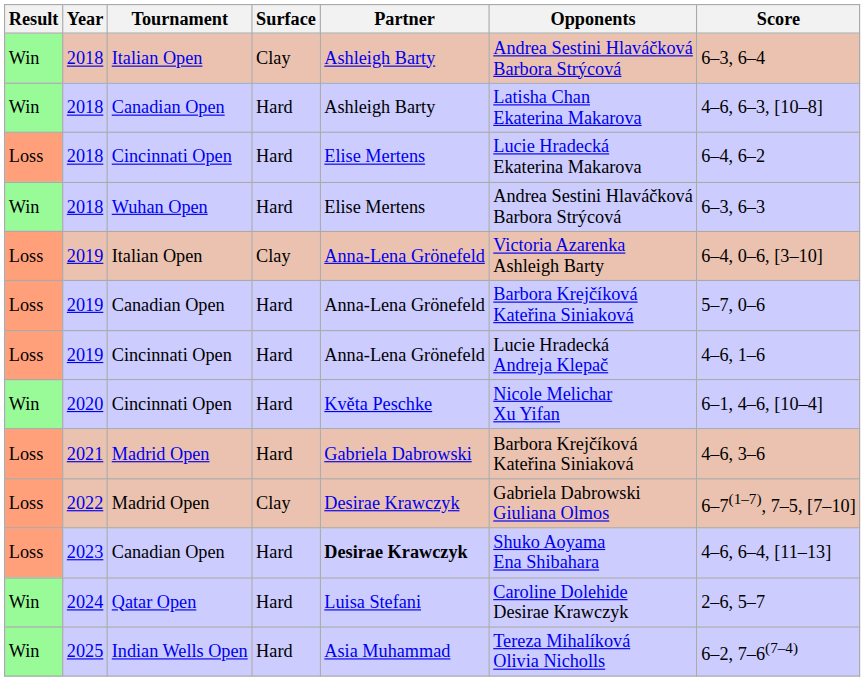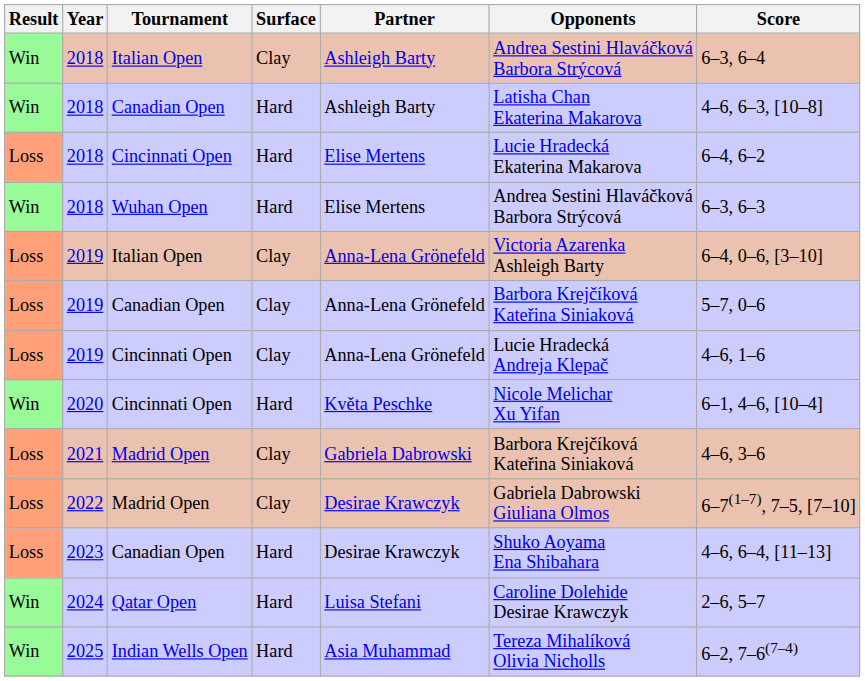(274, 305) Hard -> (273, 305) Clay
(274, 354) Hard -> (273, 354) Clay
(274, 453) Hard -> (273, 453) Clay
(396, 552) bold -> (392, 552) normal
